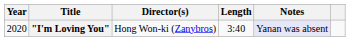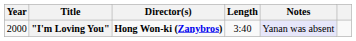(17, 28) 2020 -> (17, 28) 2000
(165, 28) normal -> (168, 28) bold
